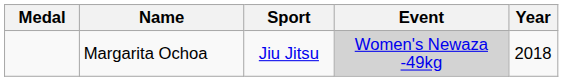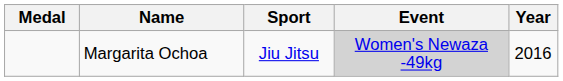(533, 53) 2018 -> (533, 53) 2016
